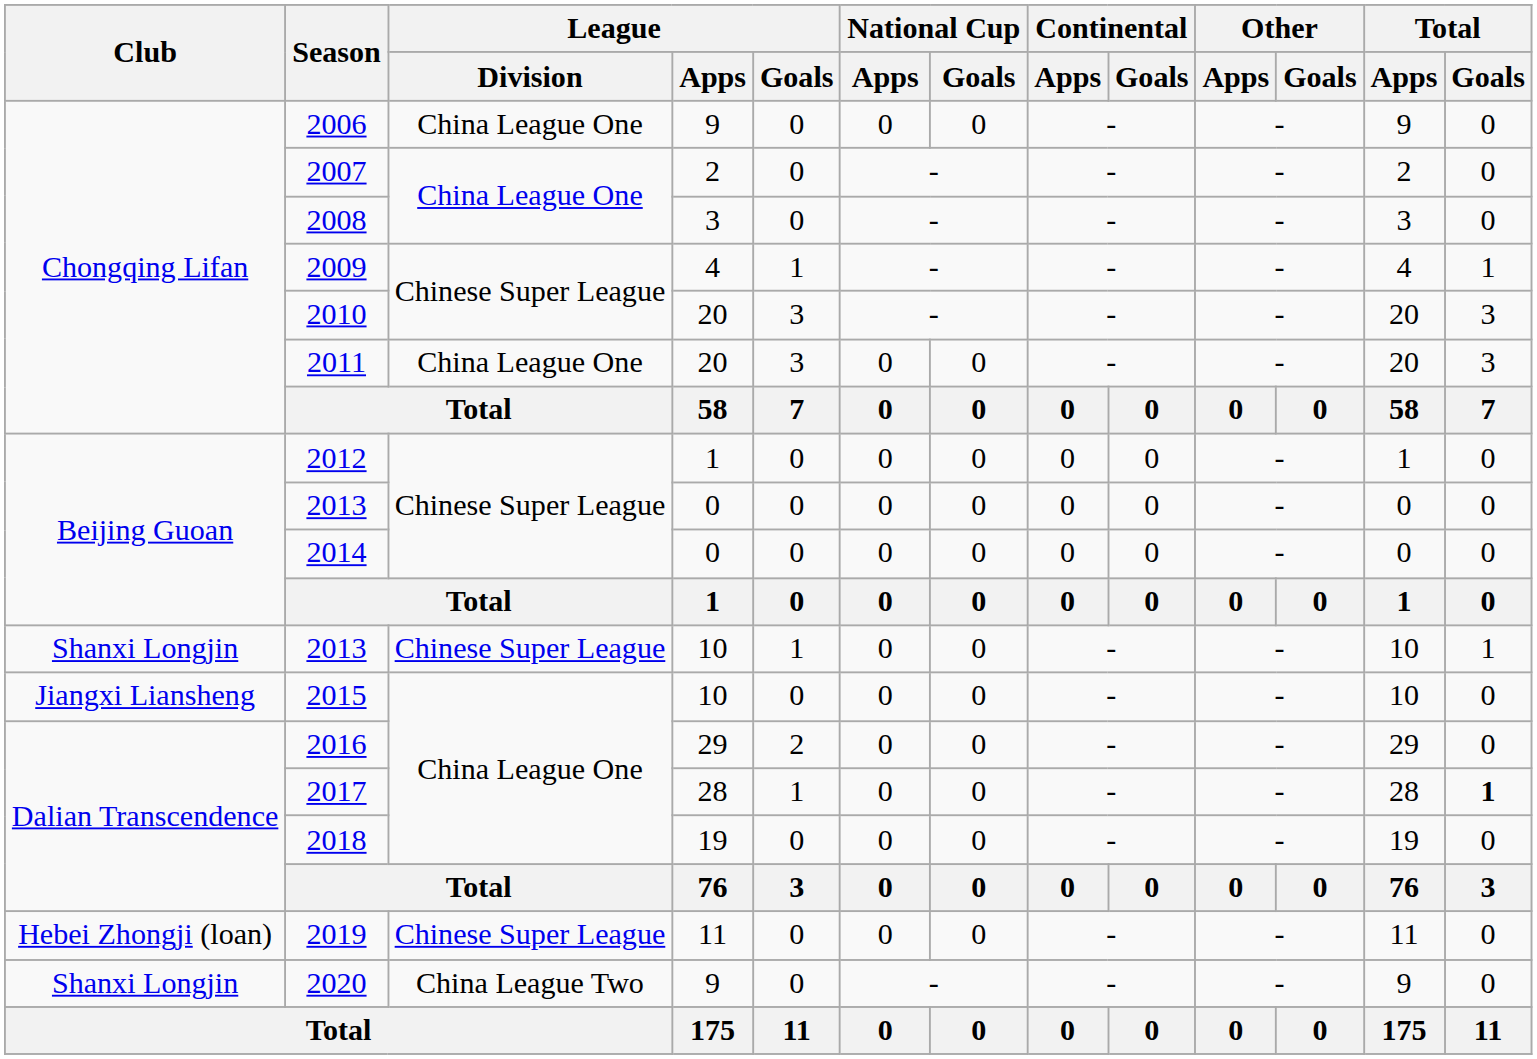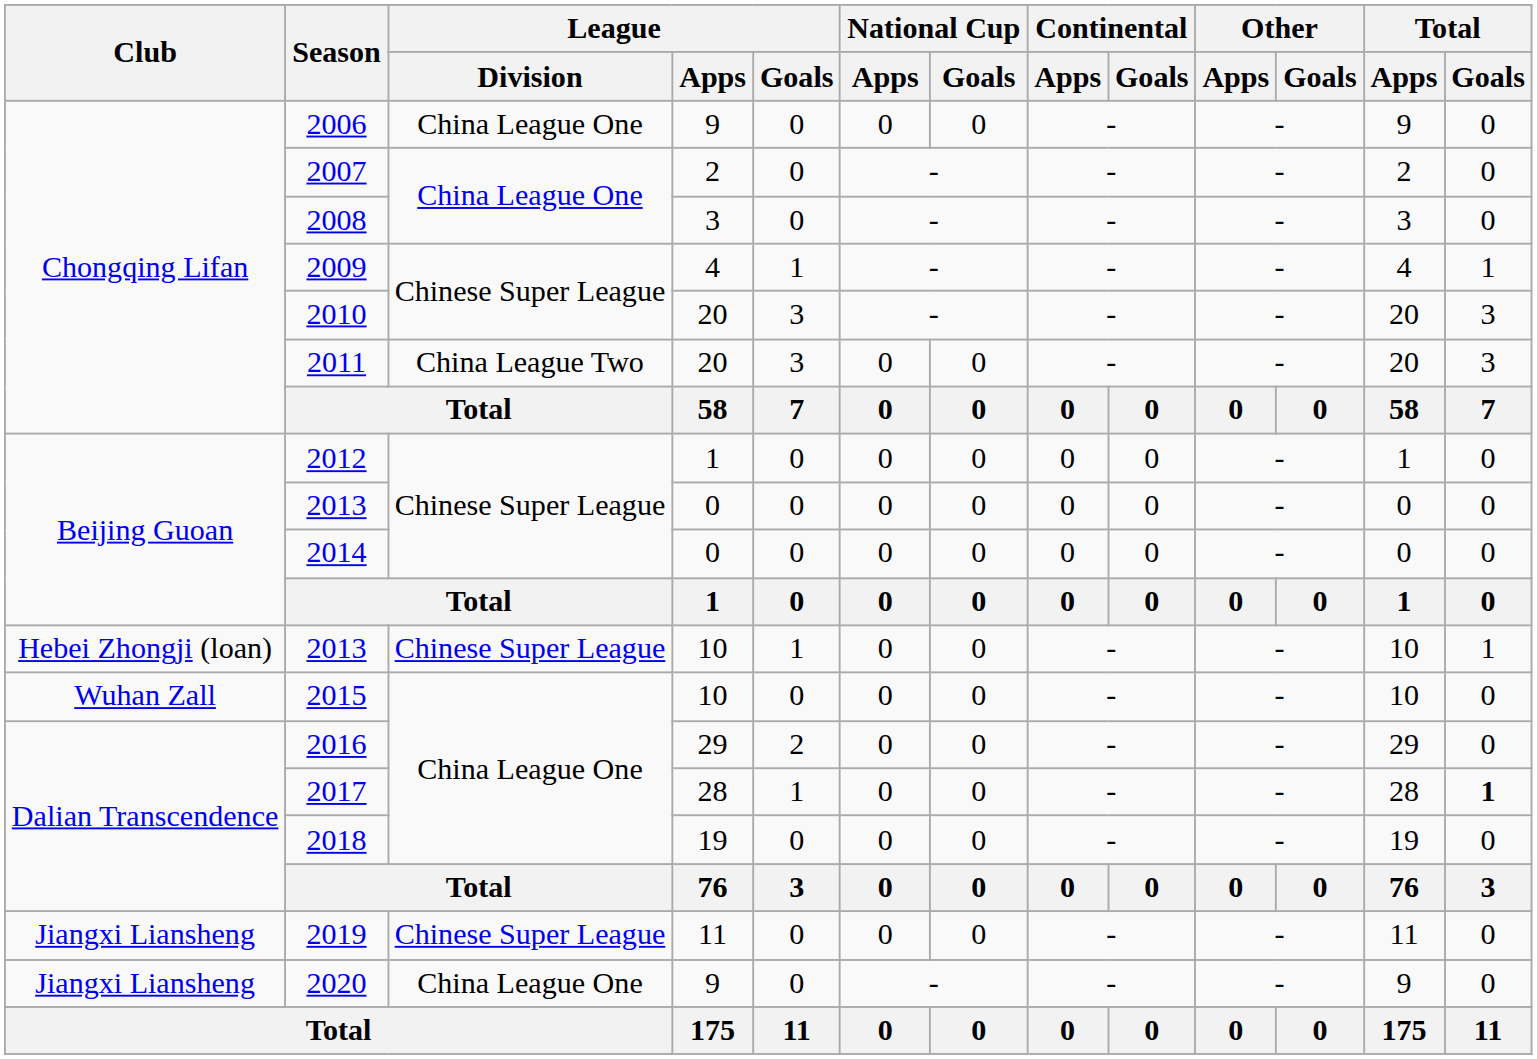(530, 362) China League One -> (530, 362) China League Two
(145, 648) Shanxi Longjin -> (145, 648) Hebei Zhongji (loan)
(145, 696) Jiangxi Liansheng -> (145, 696) Wuhan Zall
(145, 934) Hebei Zhongji (loan) -> (145, 934) Jiangxi Liansheng
(145, 982) Shanxi Longjin -> (145, 982) Jiangxi Liansheng
(530, 982) China League Two -> (530, 982) China League One
